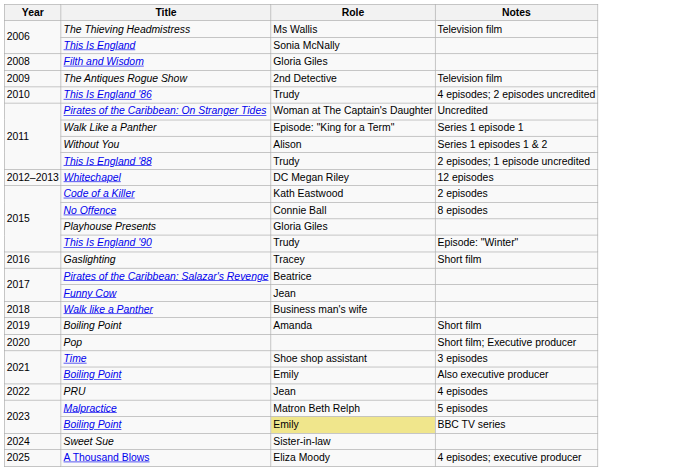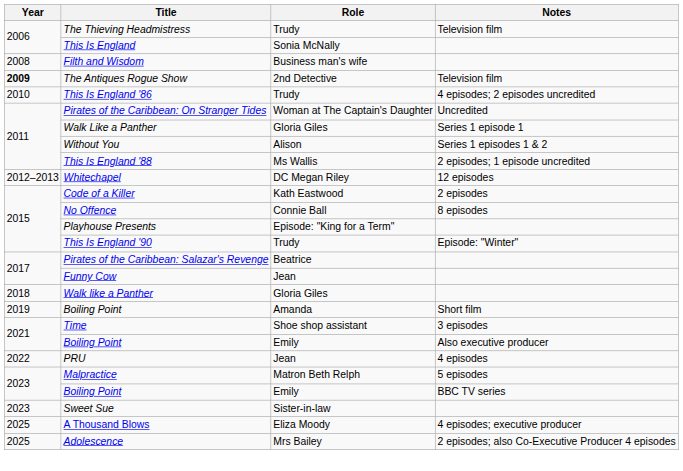(295, 29) Ms Wallis -> (286, 29) Trudy
(300, 62) Gloria Giles -> (320, 62) Business man's wife
(18, 78) normal -> (18, 78) bold
(334, 128) Episode: "King for a Term" -> (300, 128) Gloria Giles
(286, 161) Trudy -> (295, 161) Ms Wallis
(300, 227) Gloria Giles -> (334, 227) Episode: "King for a Term"
- row: (90, 260)
(320, 309) Business man's wife -> (300, 293) Gloria Giles
- row: (73, 342)
(286, 425) khaki background -> (286, 392) no background
(18, 441) 2024 -> (18, 408) 2023
+ row: (93, 441)
